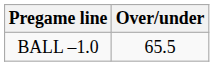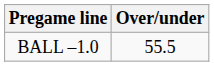(160, 46) 65.5 -> (160, 46) 55.5
